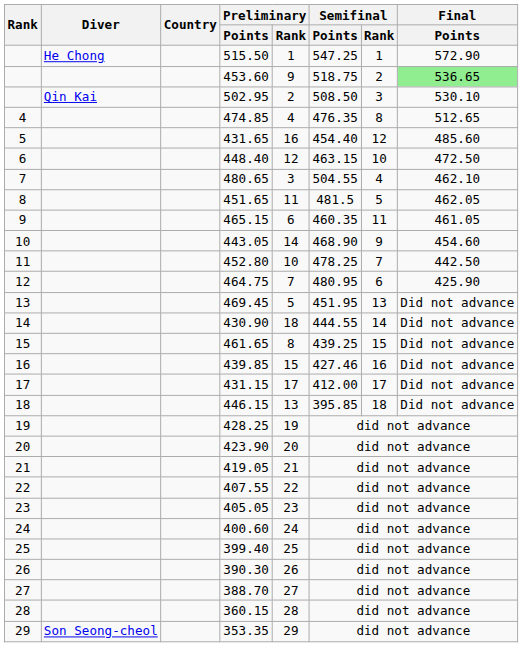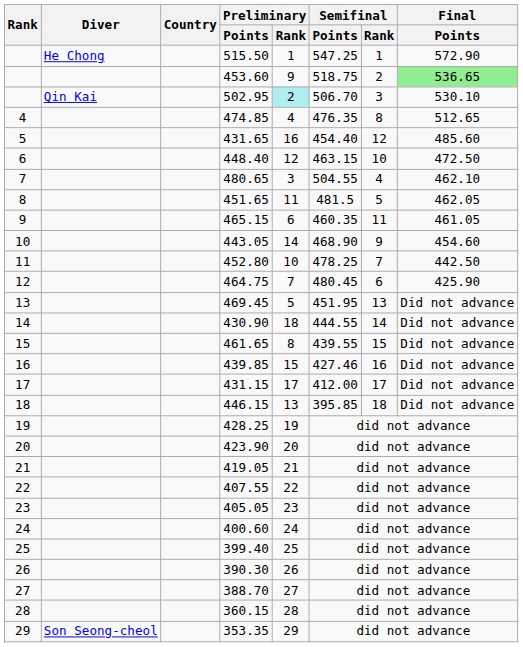(291, 97) no background -> (291, 97) paleturquoise background
(335, 97) 508.50 -> (335, 97) 506.70
(335, 282) 480.95 -> (335, 282) 480.45
(335, 344) 439.25 -> (335, 344) 439.55
